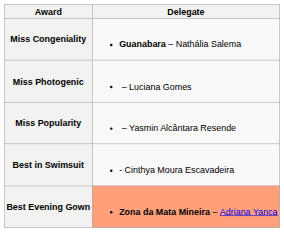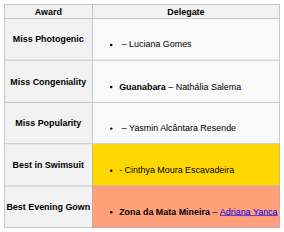rows swapped: (48, 82) <-> (48, 40)
(186, 170) no background -> (186, 170) gold background
